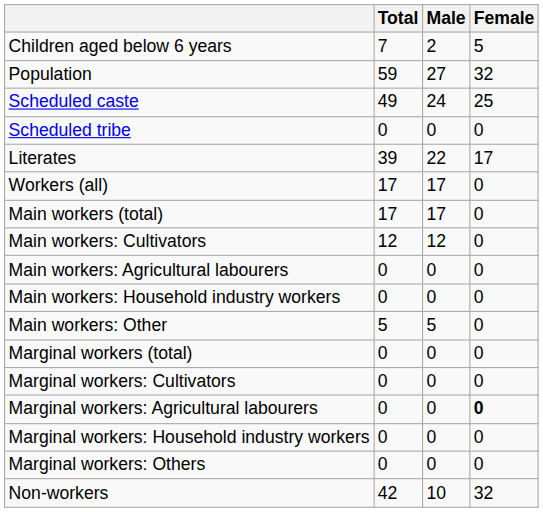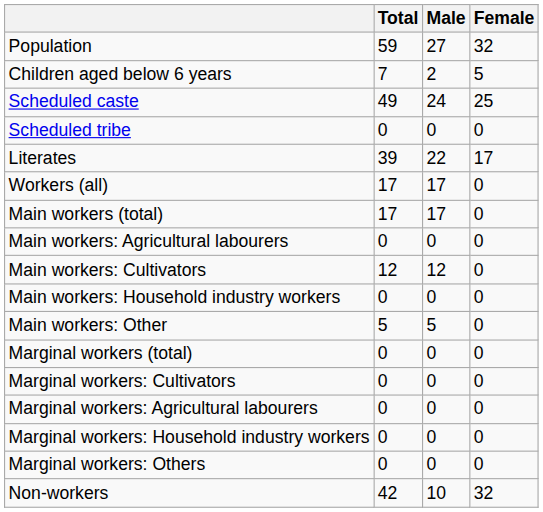rows swapped: (50, 74) <-> (120, 46)
rows swapped: (107, 241) <-> (148, 269)
(479, 409) bold -> (479, 409) normal
